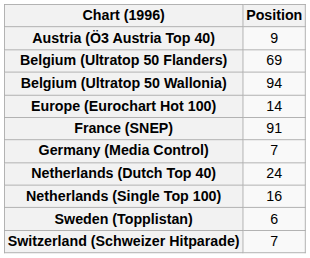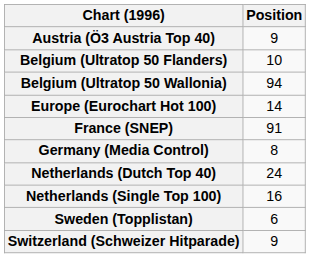(274, 60) 69 -> (274, 60) 10
(274, 151) 7 -> (274, 151) 8
(274, 241) 7 -> (274, 241) 9
